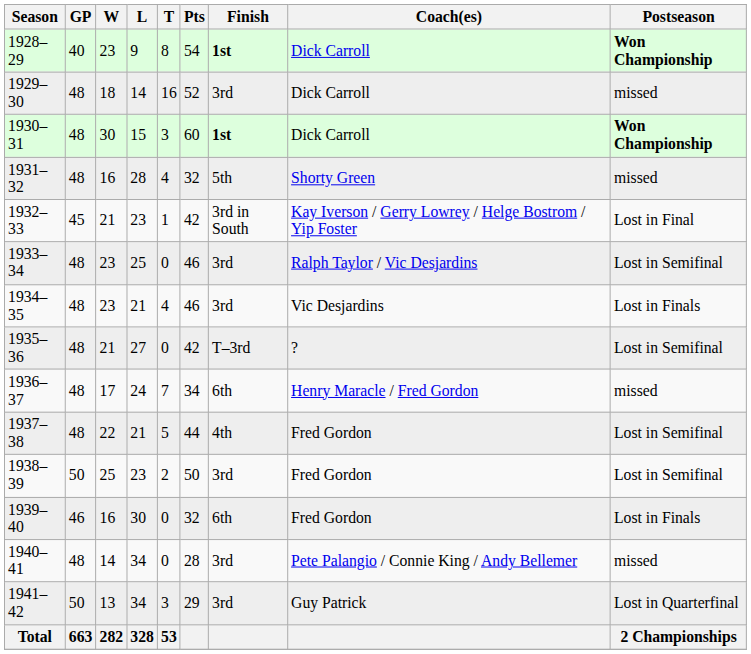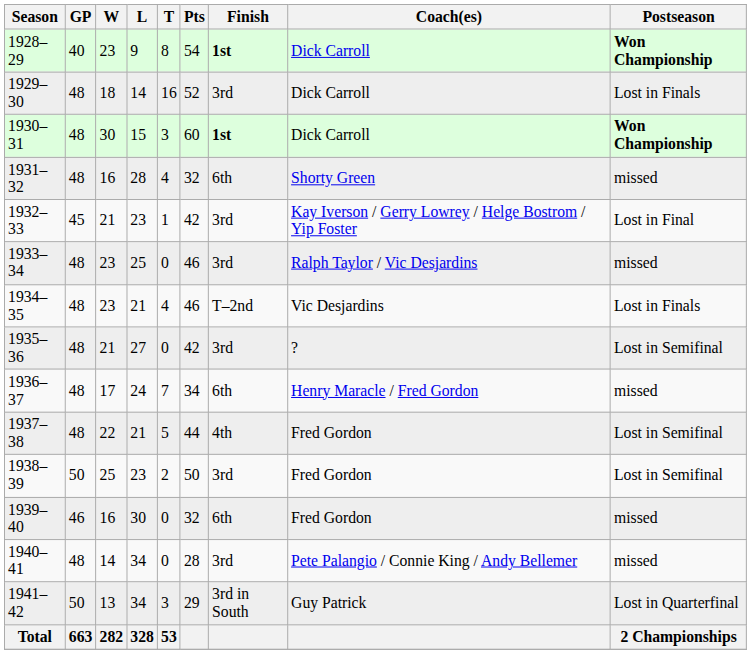(636, 93) missed -> (657, 93) Lost in Finals
(222, 178) 5th -> (222, 178) 6th
(231, 220) 3rd in South -> (223, 220) 3rd
(668, 263) Lost in Semifinal -> (636, 263) missed
(223, 305) 3rd -> (233, 305) T–2nd
(231, 348) T–3rd -> (223, 348) 3rd
(657, 518) Lost in Finals -> (636, 518) missed
(223, 603) 3rd -> (231, 603) 3rd in South
